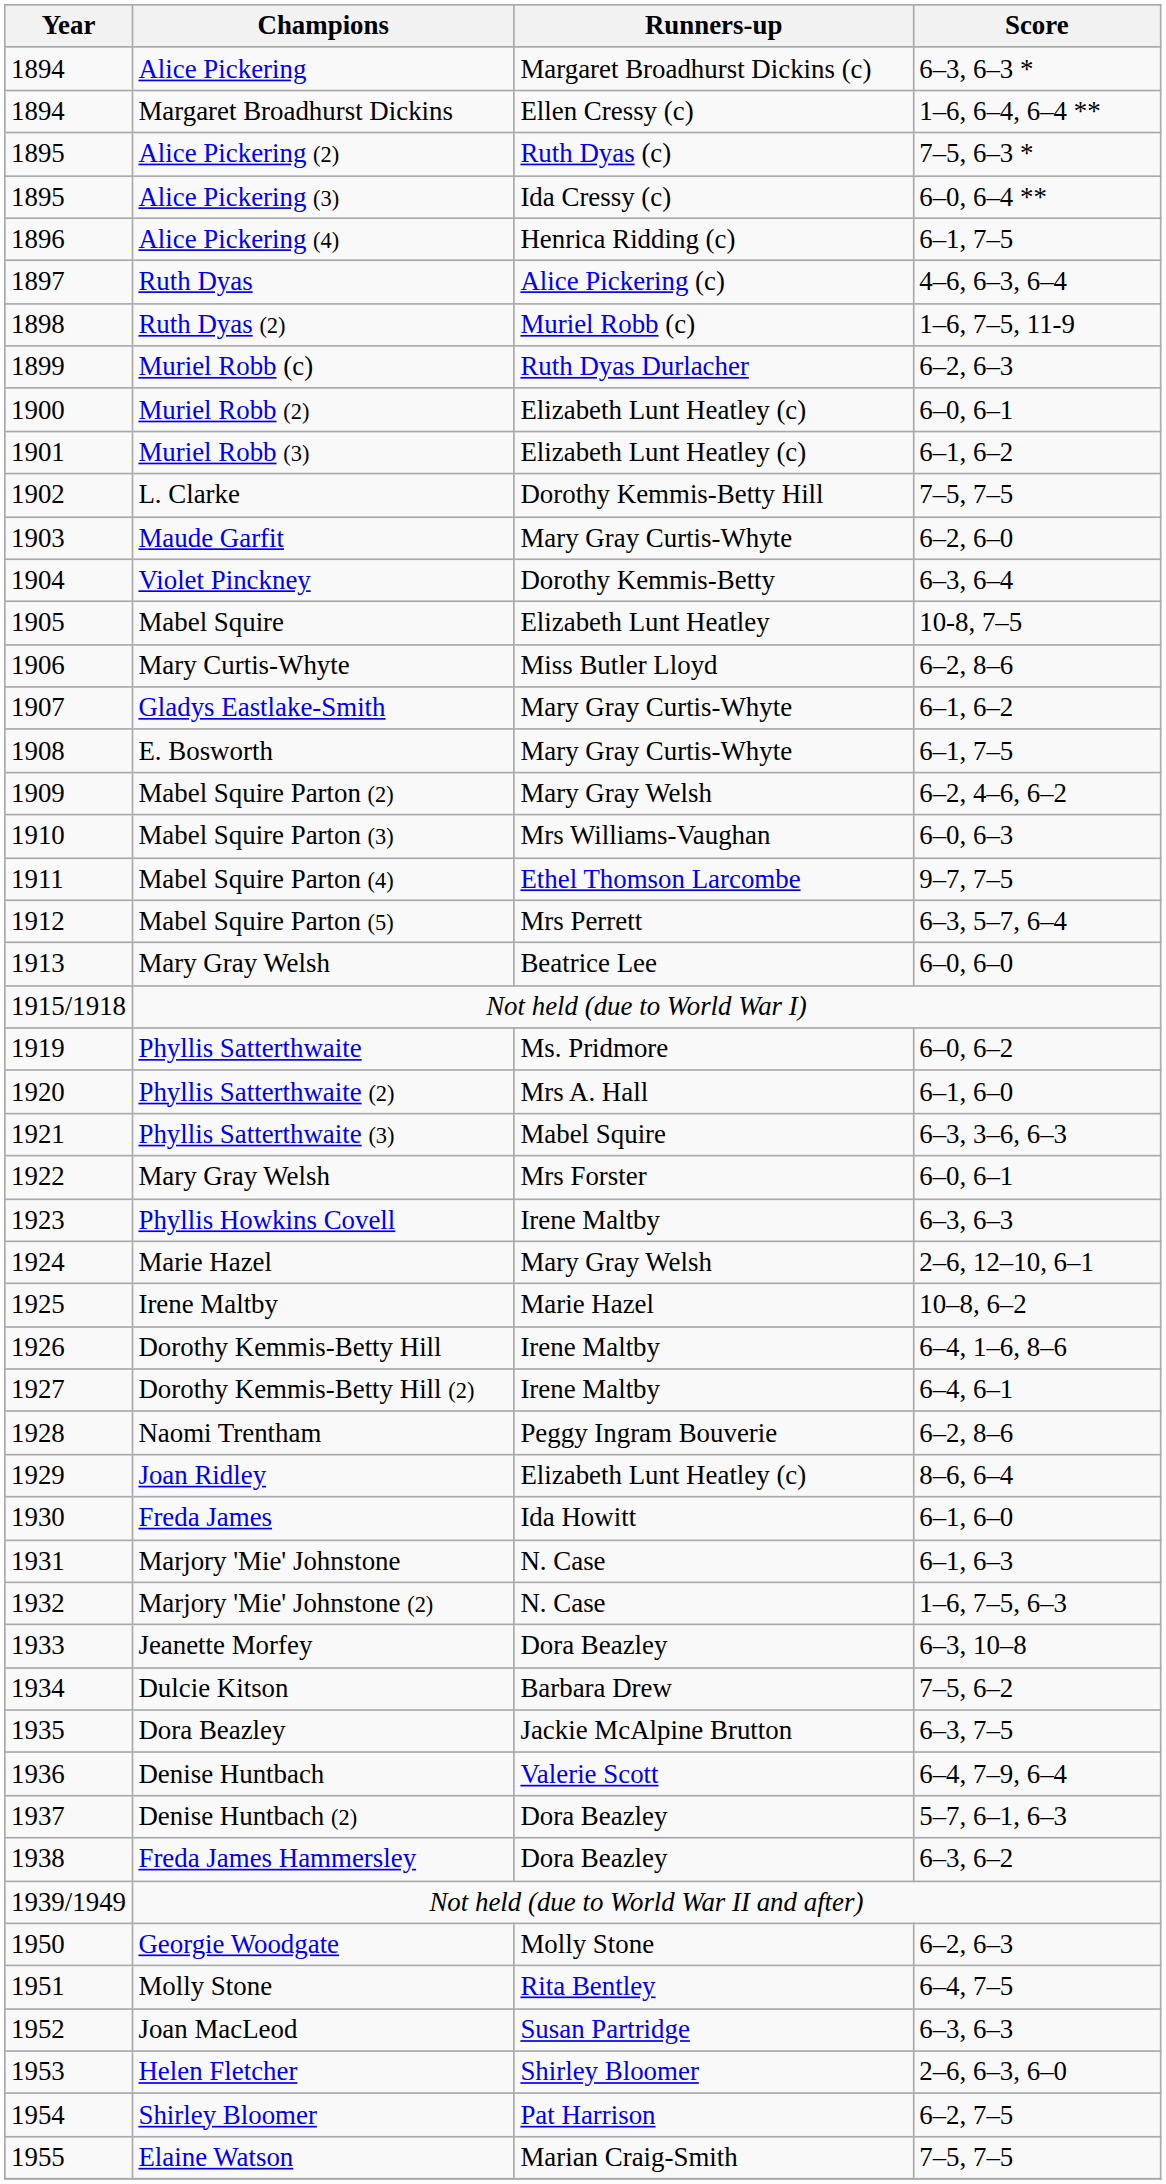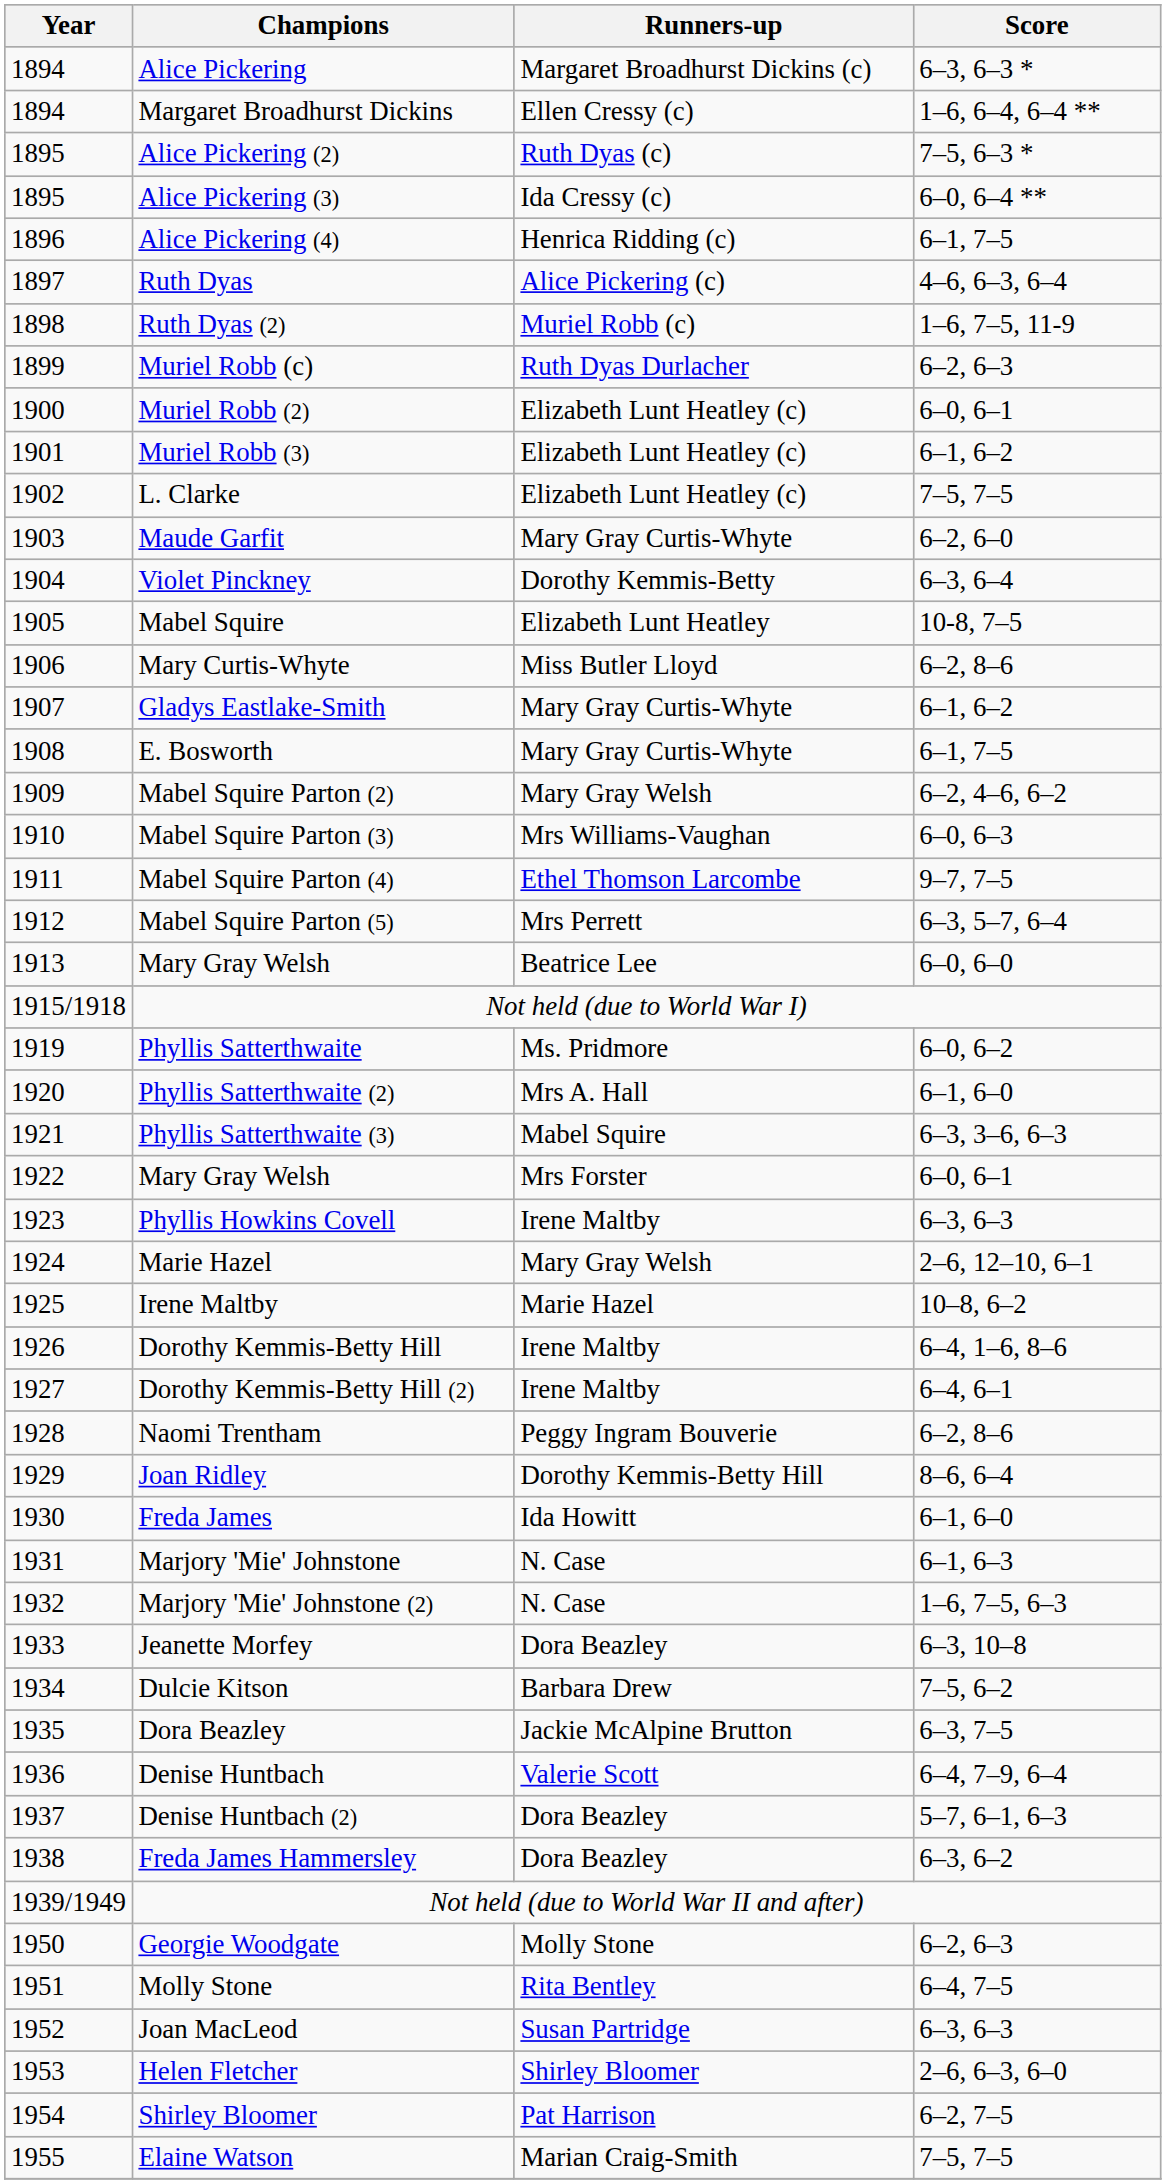(672, 494) Dorothy Kemmis-Betty Hill -> (663, 494) Elizabeth Lunt Heatley (c)
(663, 1475) Elizabeth Lunt Heatley (c) -> (672, 1475) Dorothy Kemmis-Betty Hill
